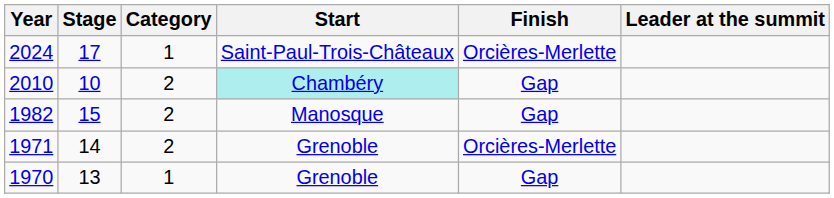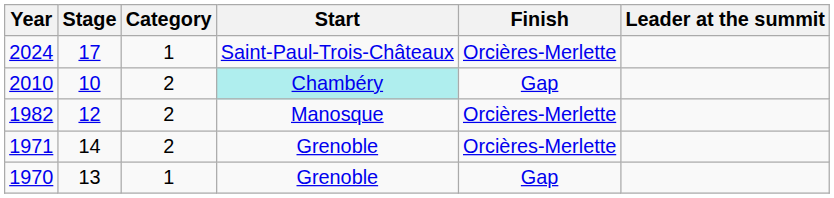(89, 114) 15 -> (89, 114) 12
(540, 114) Gap -> (540, 114) Orcières-Merlette
